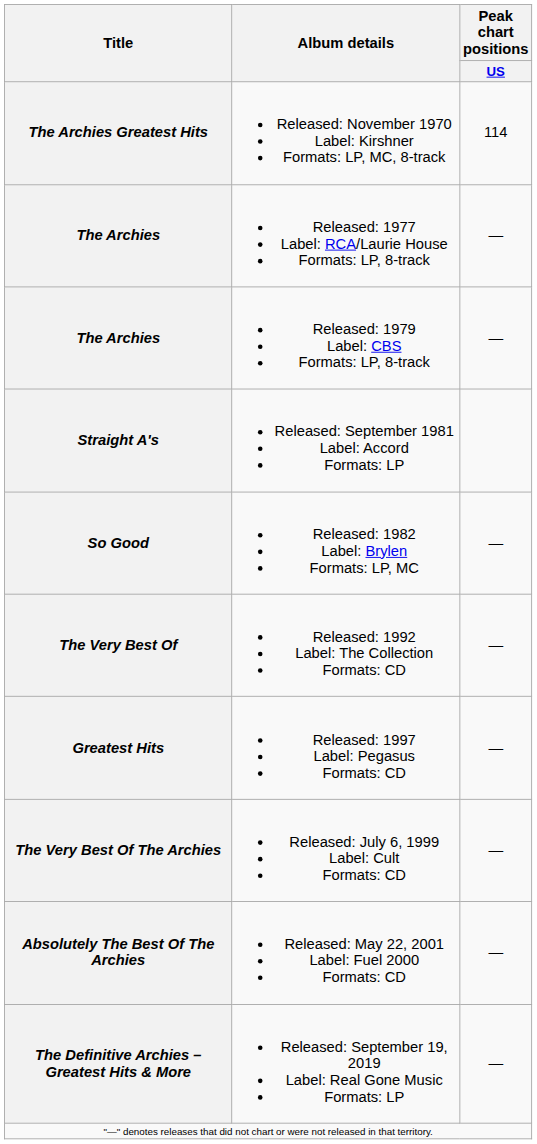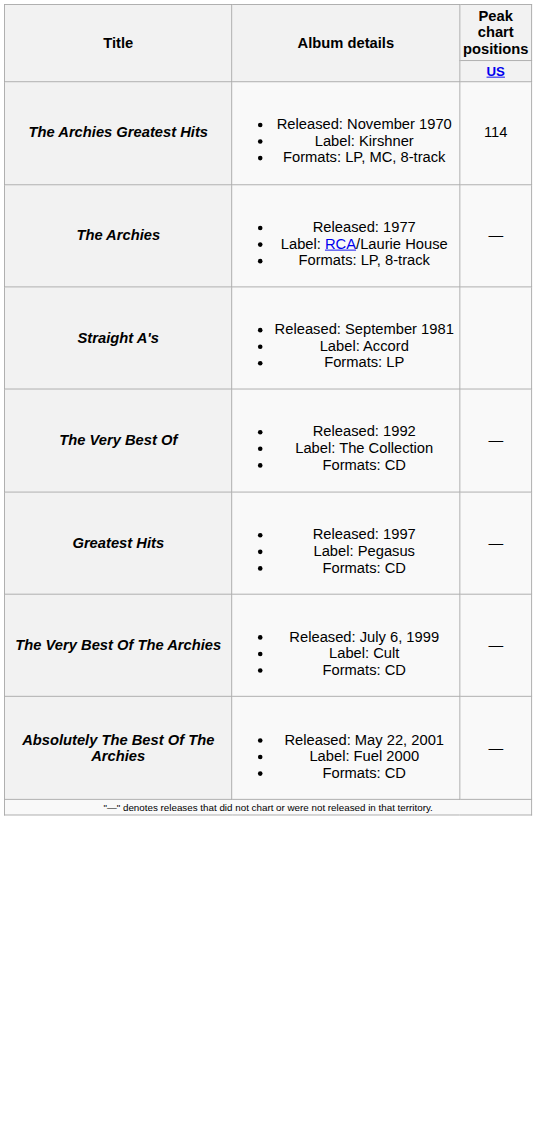- row: (118, 338)
- row: (118, 542)
- row: (118, 1063)
